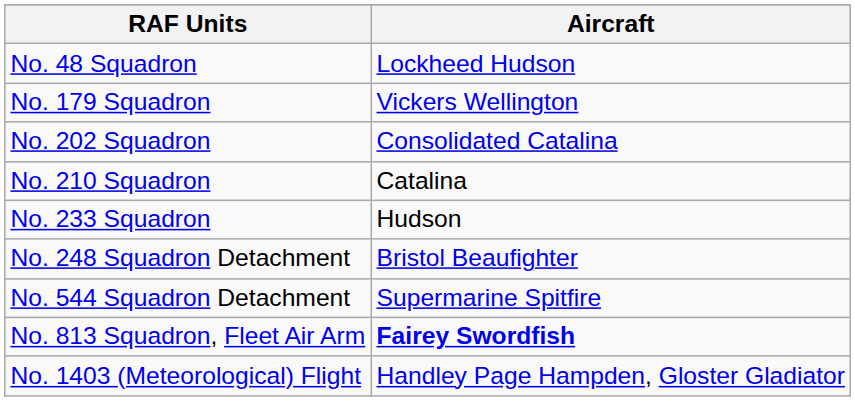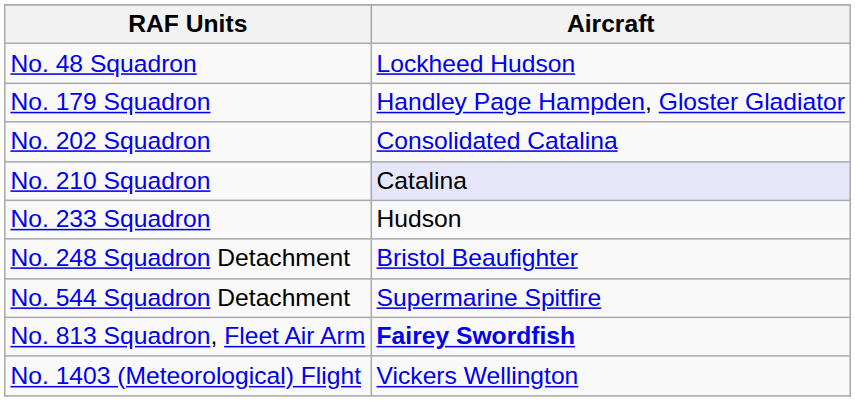(477, 102) Vickers Wellington -> (611, 102) Handley Page Hampden, Gloster Gladiator
(422, 180) no background -> (422, 180) lavender background
(611, 375) Handley Page Hampden, Gloster Gladiator -> (477, 375) Vickers Wellington
